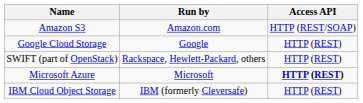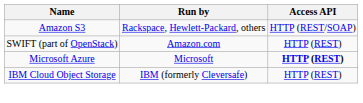(194, 28) Amazon.com -> (194, 28) Rackspace, Hewlett-Packard, others
- row: (62, 43)
(194, 59) Rackspace, Hewlett-Packard, others -> (194, 43) Amazon.com
